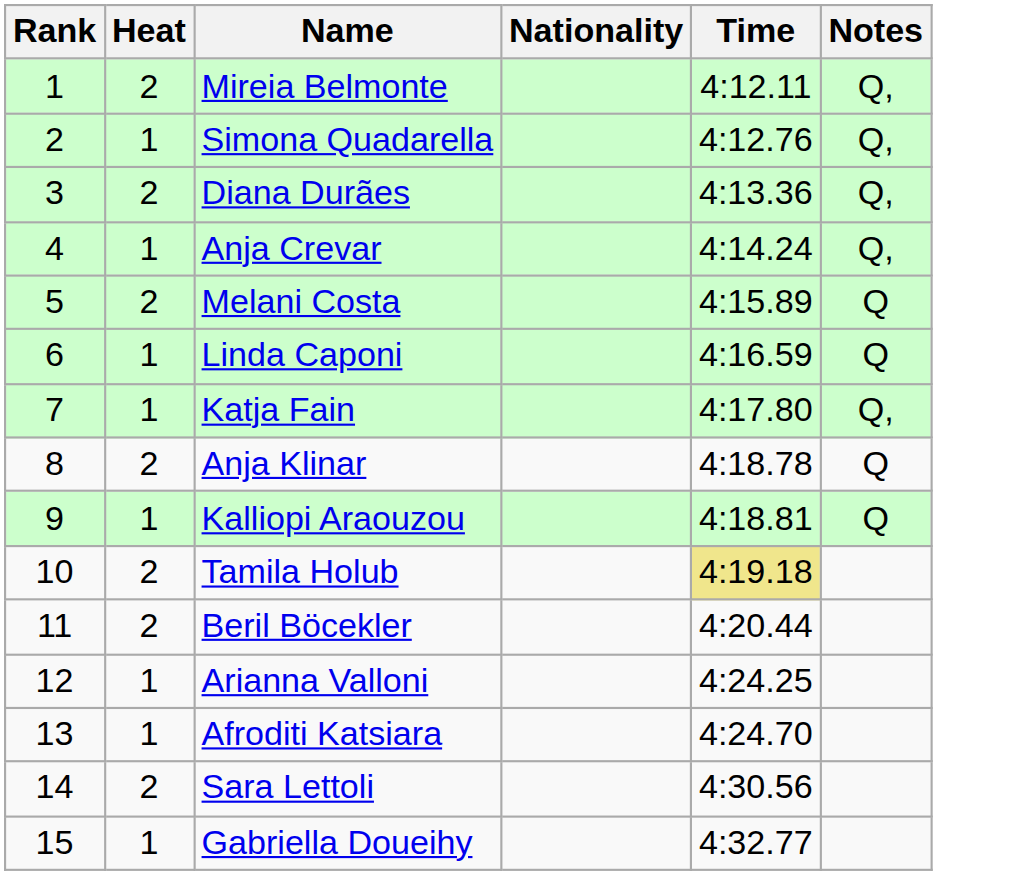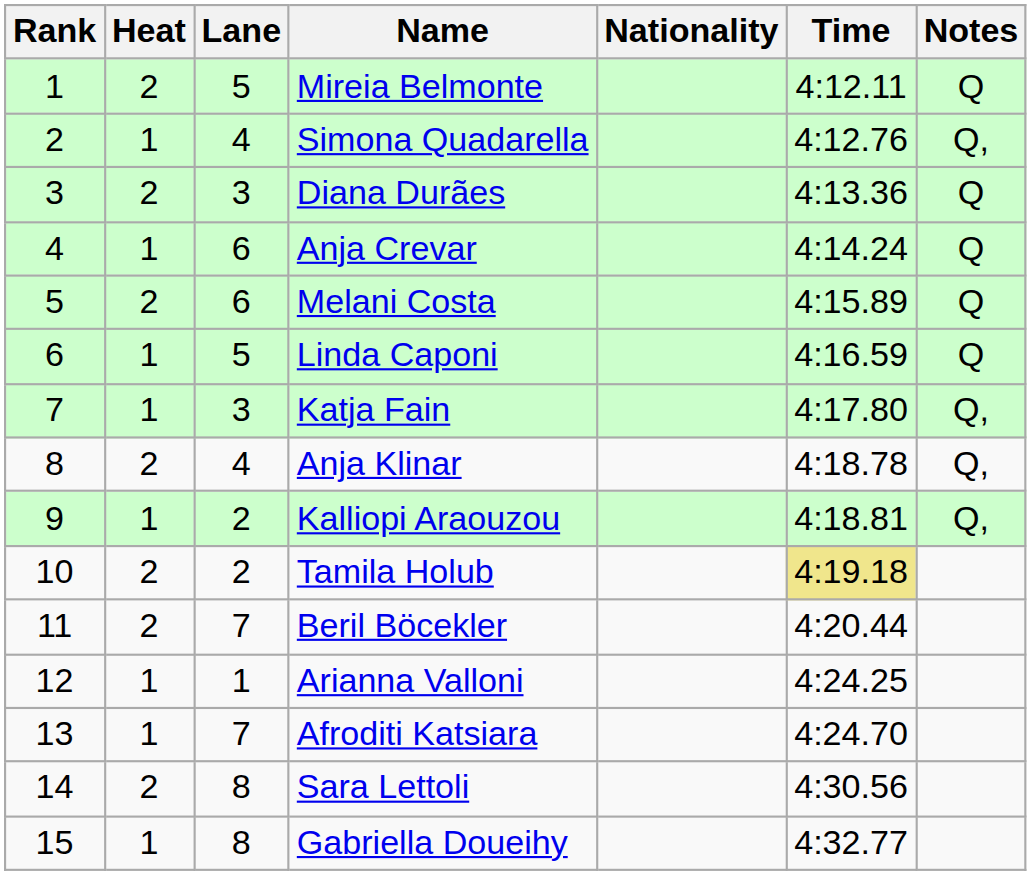+ column: (241, 31)
(876, 85) Q, -> (971, 85) Q
(876, 193) Q, -> (971, 193) Q
(876, 247) Q, -> (971, 247) Q
(876, 463) Q -> (971, 463) Q,
(876, 517) Q -> (971, 517) Q,
